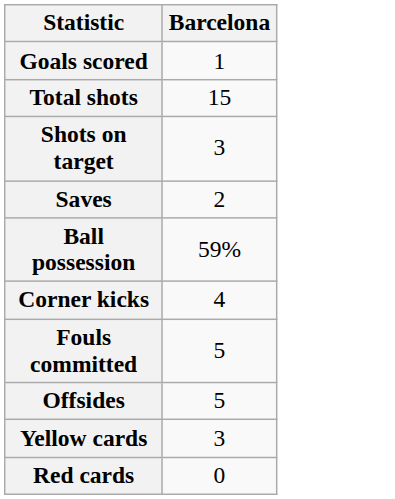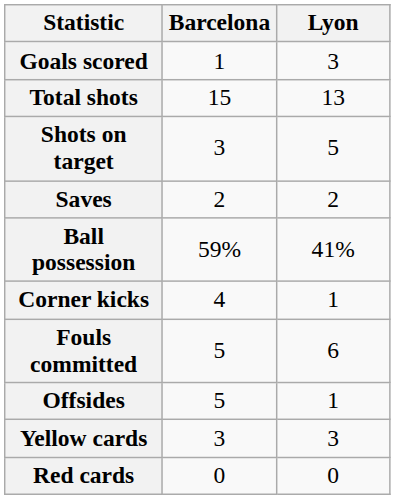+ column: (333, 23)
